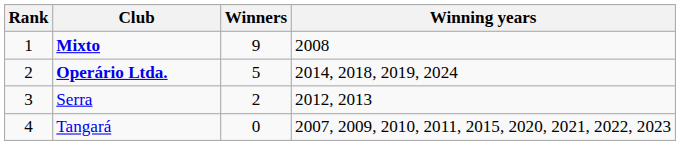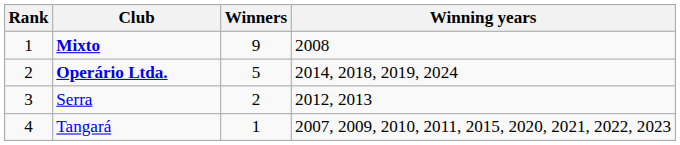(256, 126) 0 -> (256, 126) 1
